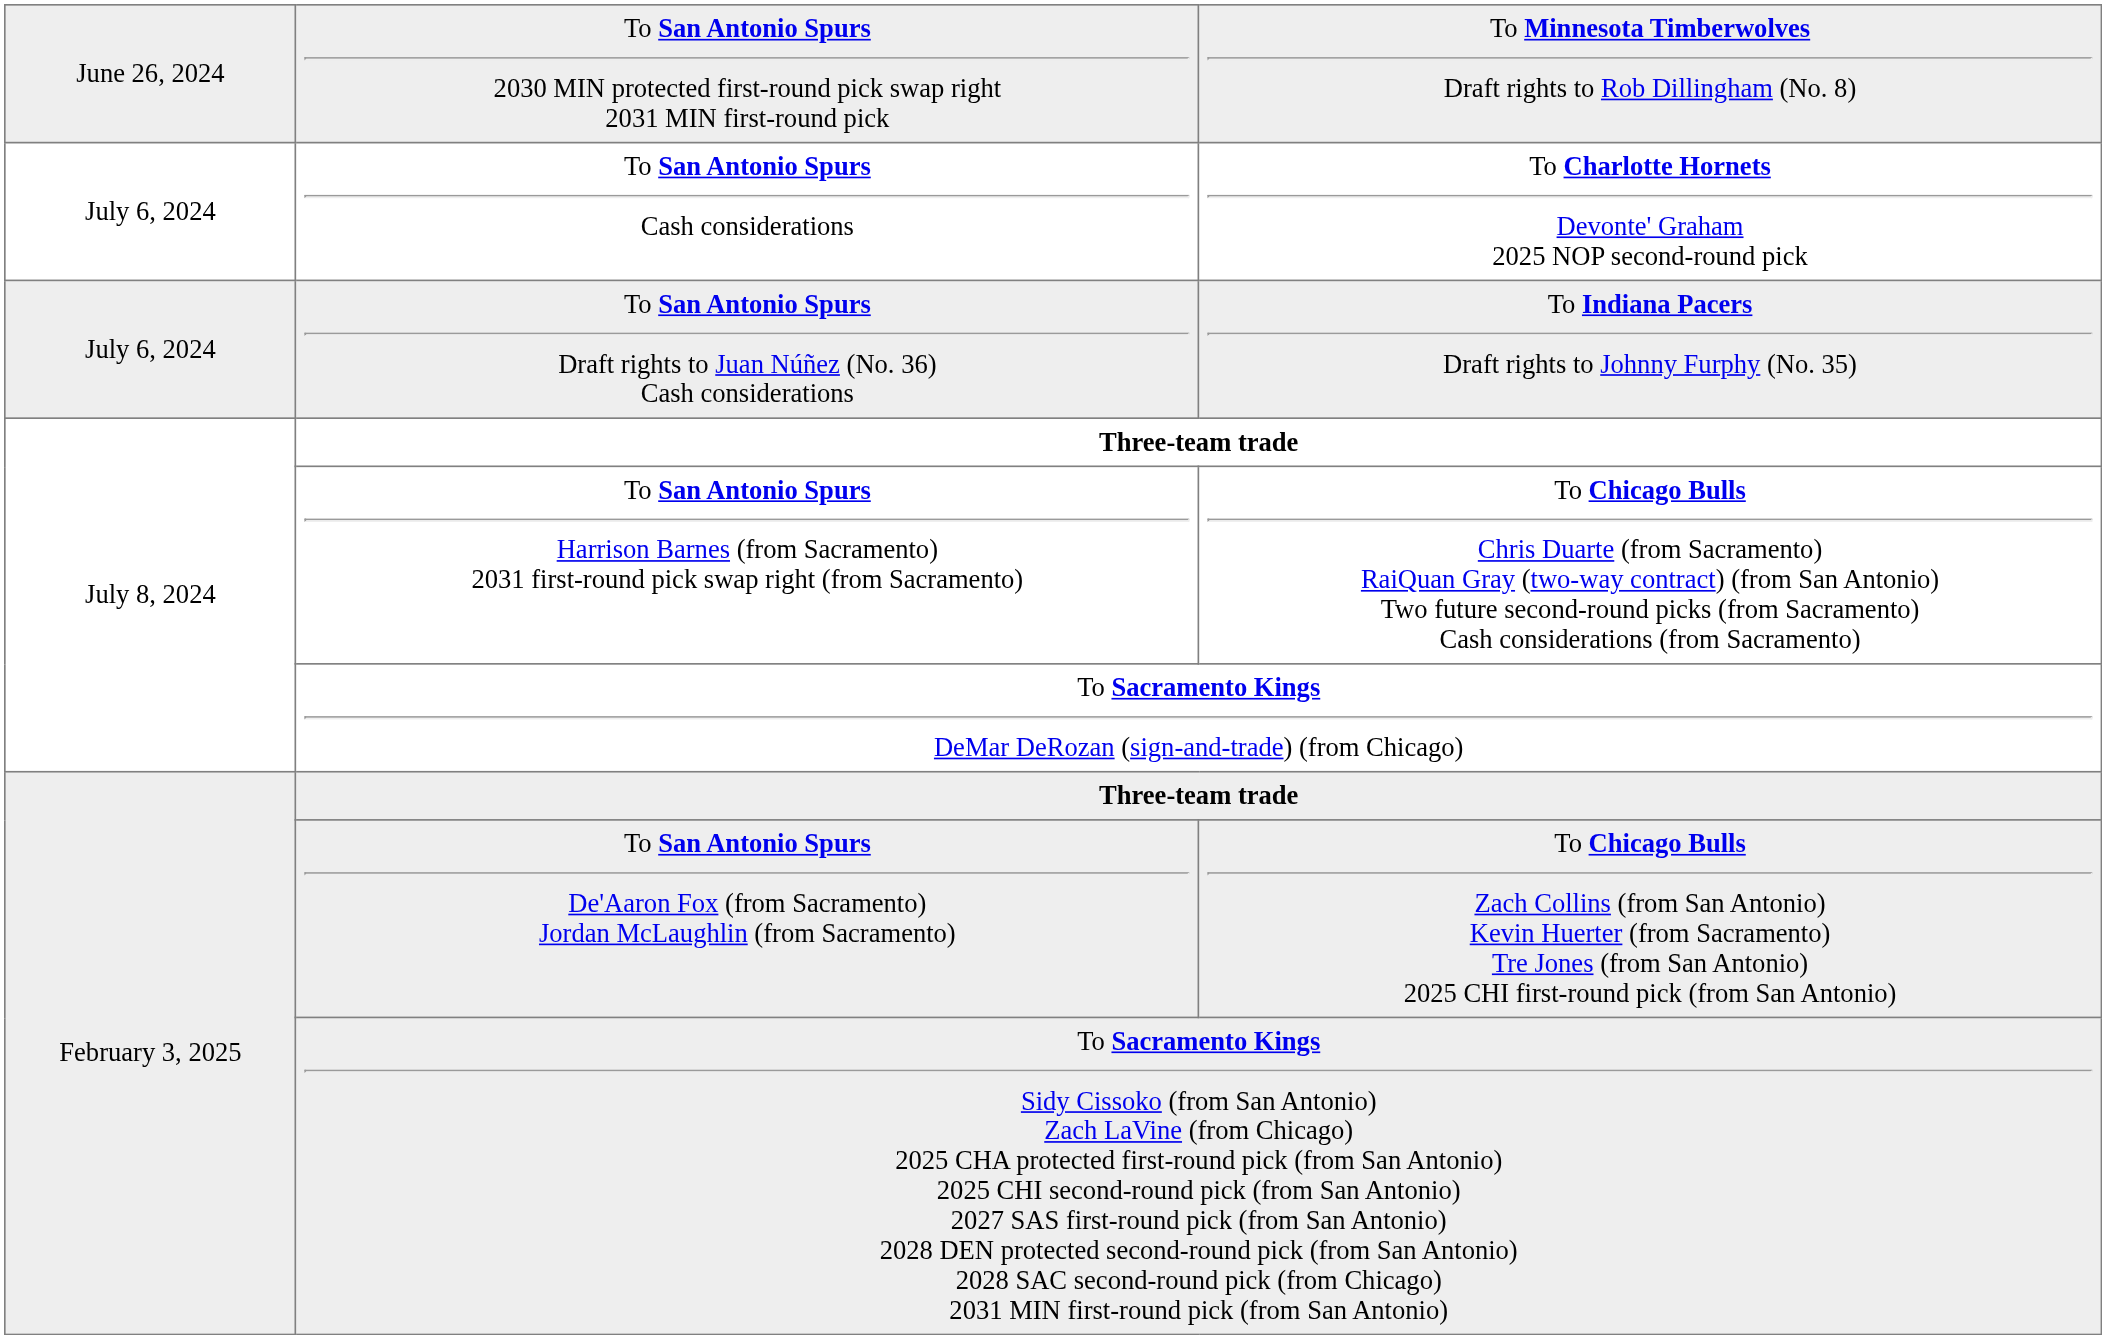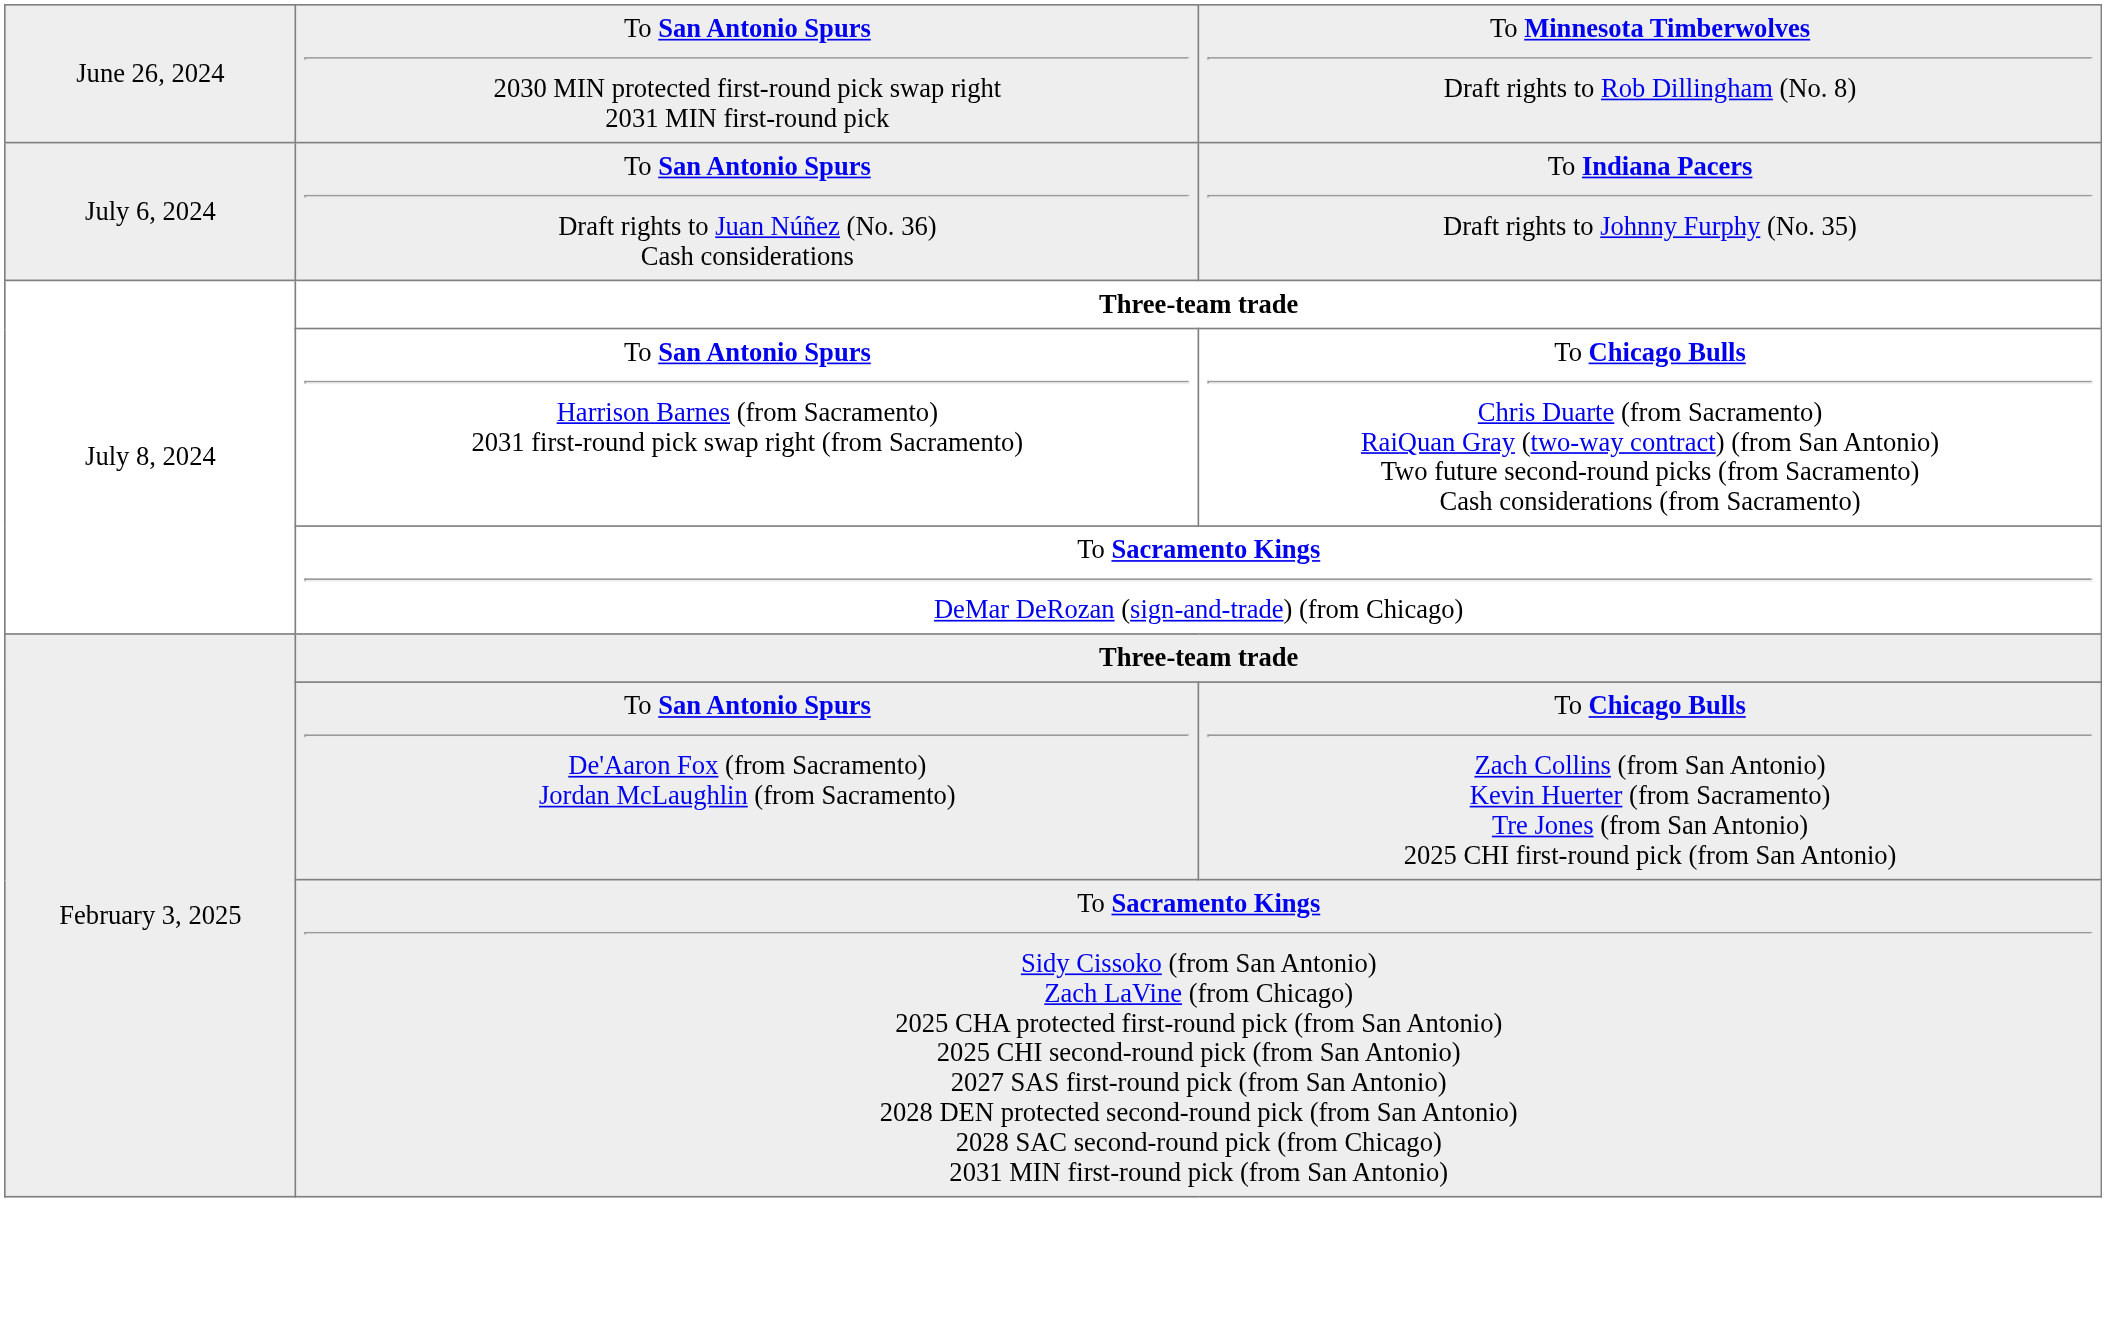- row: (150, 211)
